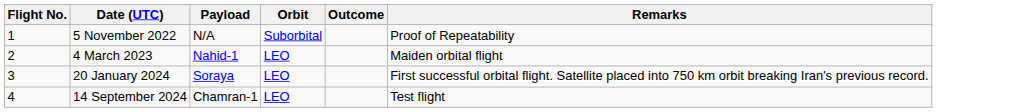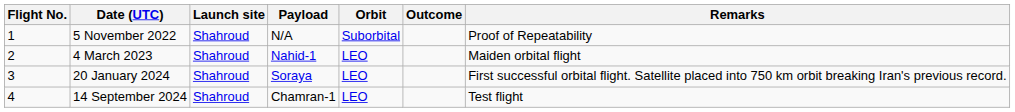+ column: (229, 14)
